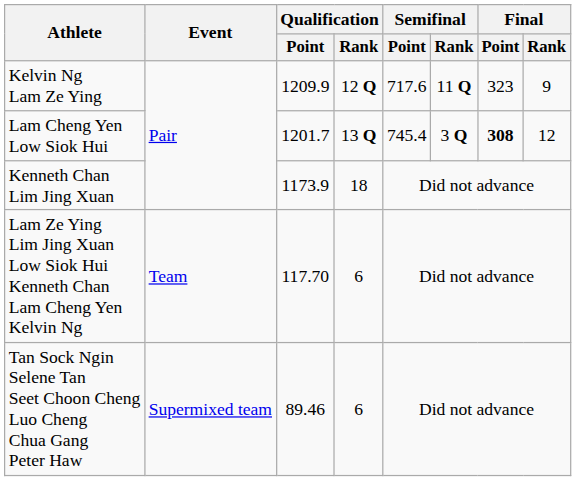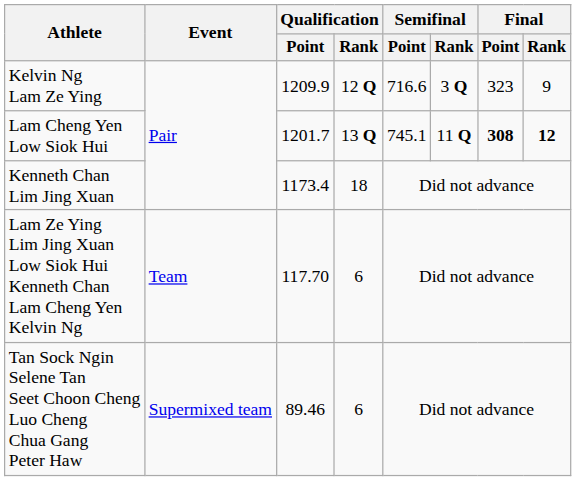(407, 86) 717.6 -> (407, 86) 716.6
(454, 86) 11 Q -> (454, 86) 3 Q
(407, 135) 745.4 -> (407, 135) 745.1
(454, 135) 3 Q -> (454, 135) 11 Q
(547, 135) normal -> (547, 135) bold
(305, 185) 1173.9 -> (305, 185) 1173.4
